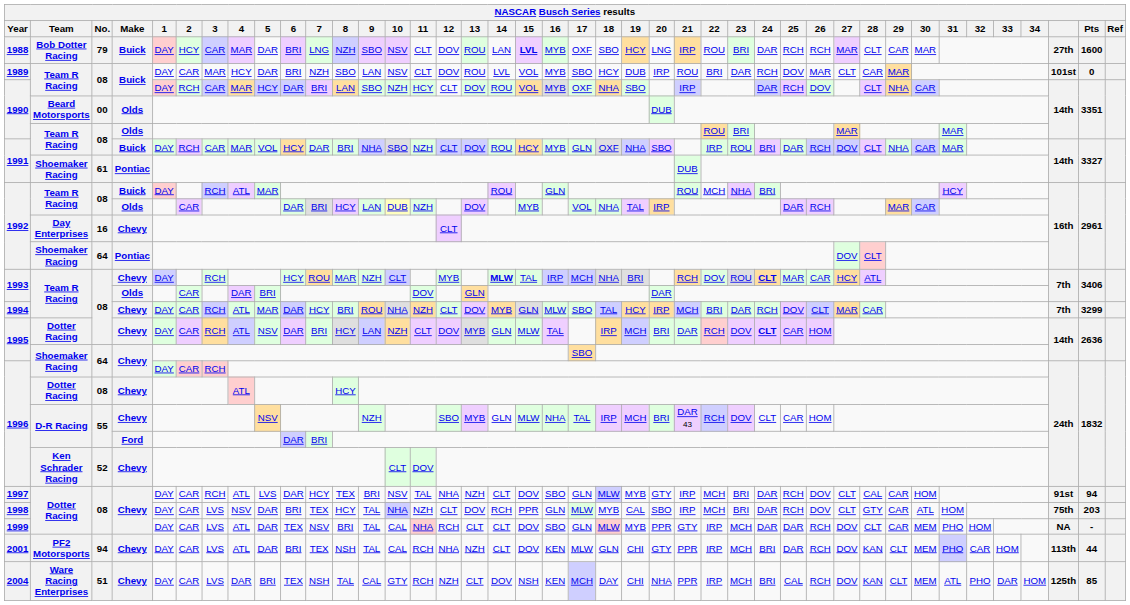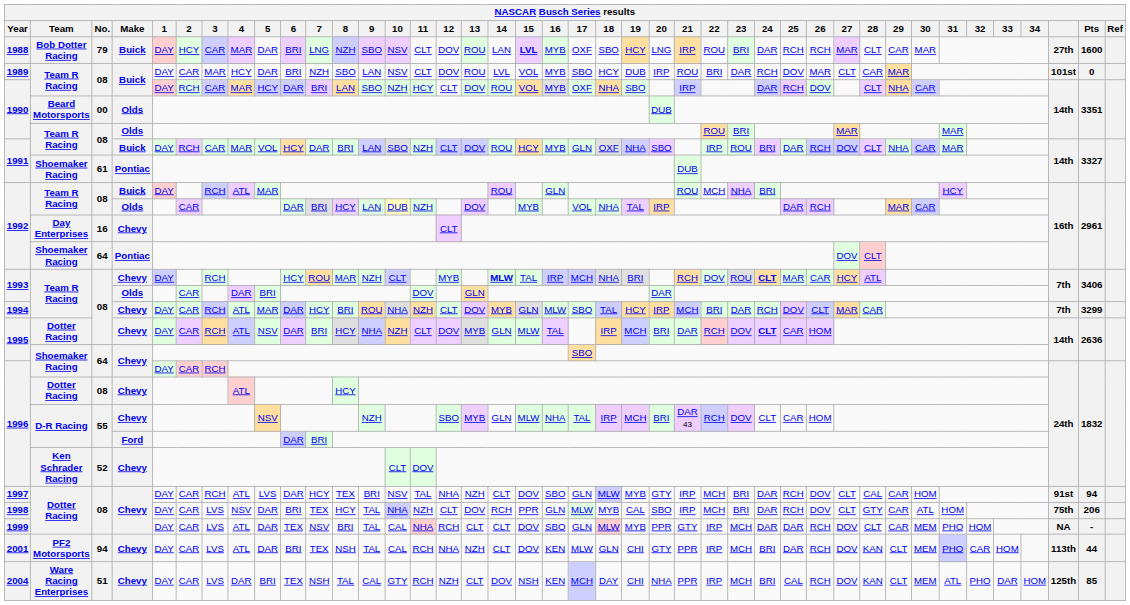(372, 147) NHA -> (372, 147) LAN
(372, 331) LAN -> (372, 331) NHA
(1092, 510) 203 -> (1092, 510) 206
